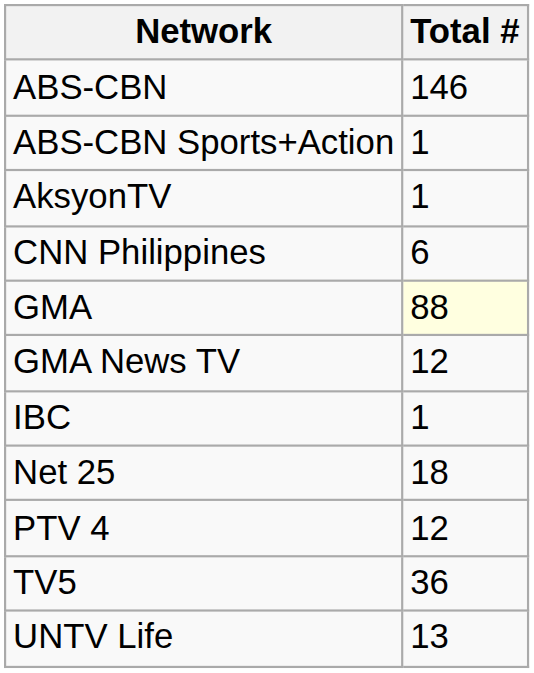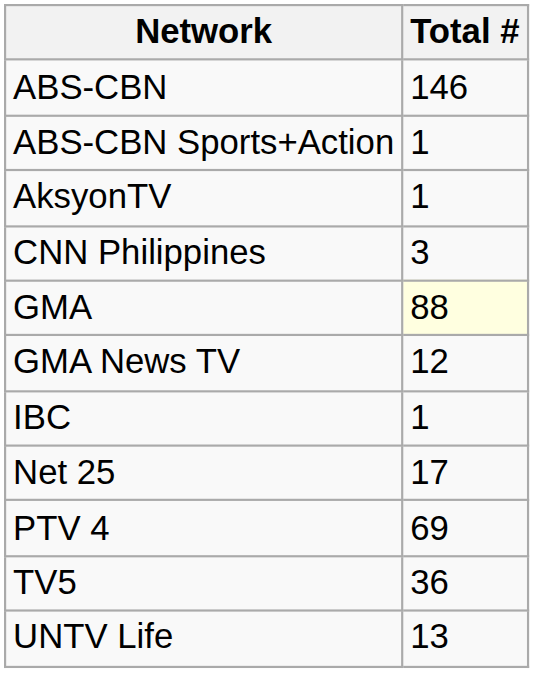(420, 252) 6 -> (420, 252) 3
(430, 472) 18 -> (430, 472) 17
(430, 527) 12 -> (430, 527) 69
